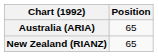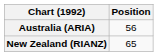(131, 28) 65 -> (131, 28) 56
